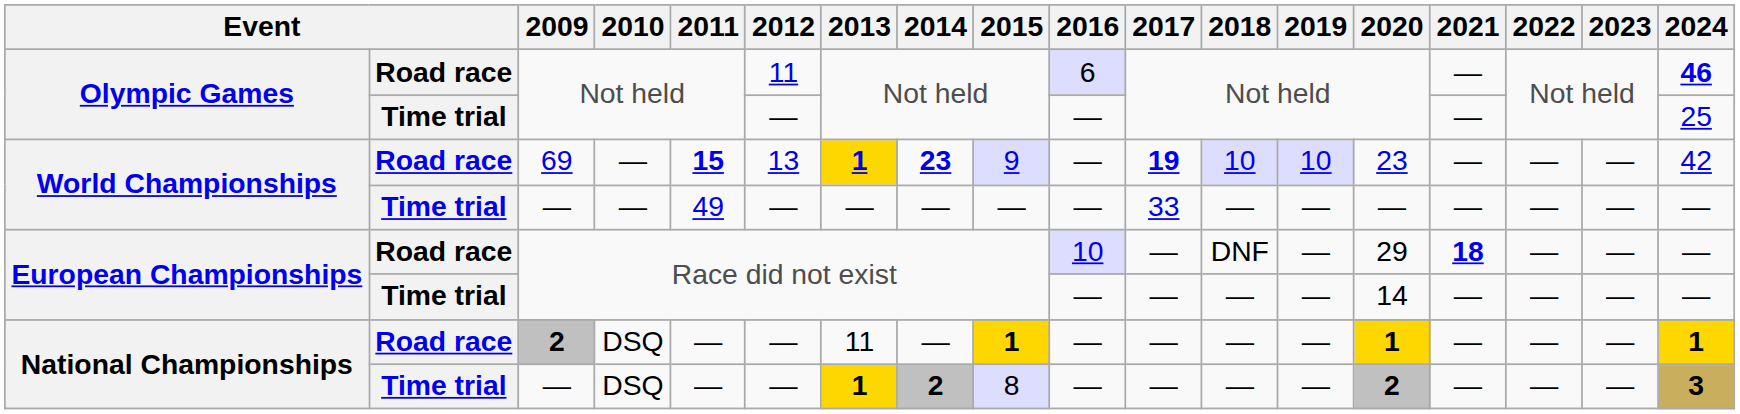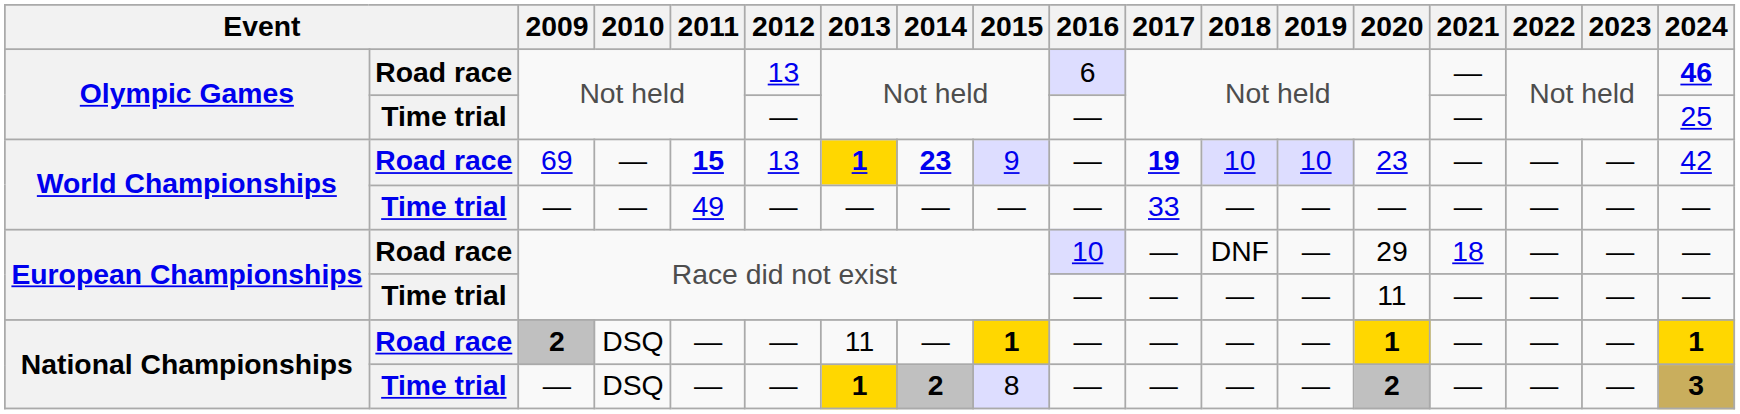(783, 71) 11 -> (783, 71) 13
(1468, 251) bold -> (1468, 251) normal
(1392, 296) 14 -> (1392, 296) 11
